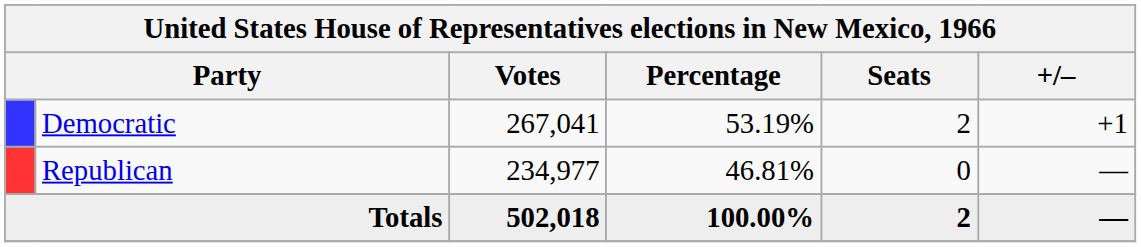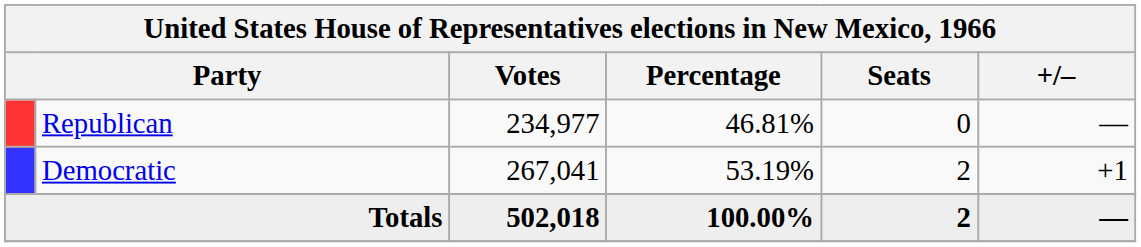rows swapped: (109, 123) <-> (107, 170)
